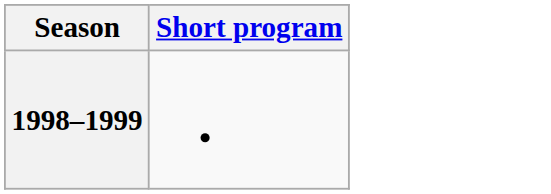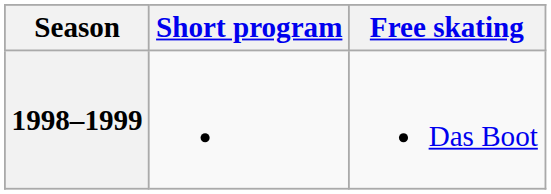+ column: (447, 27)
